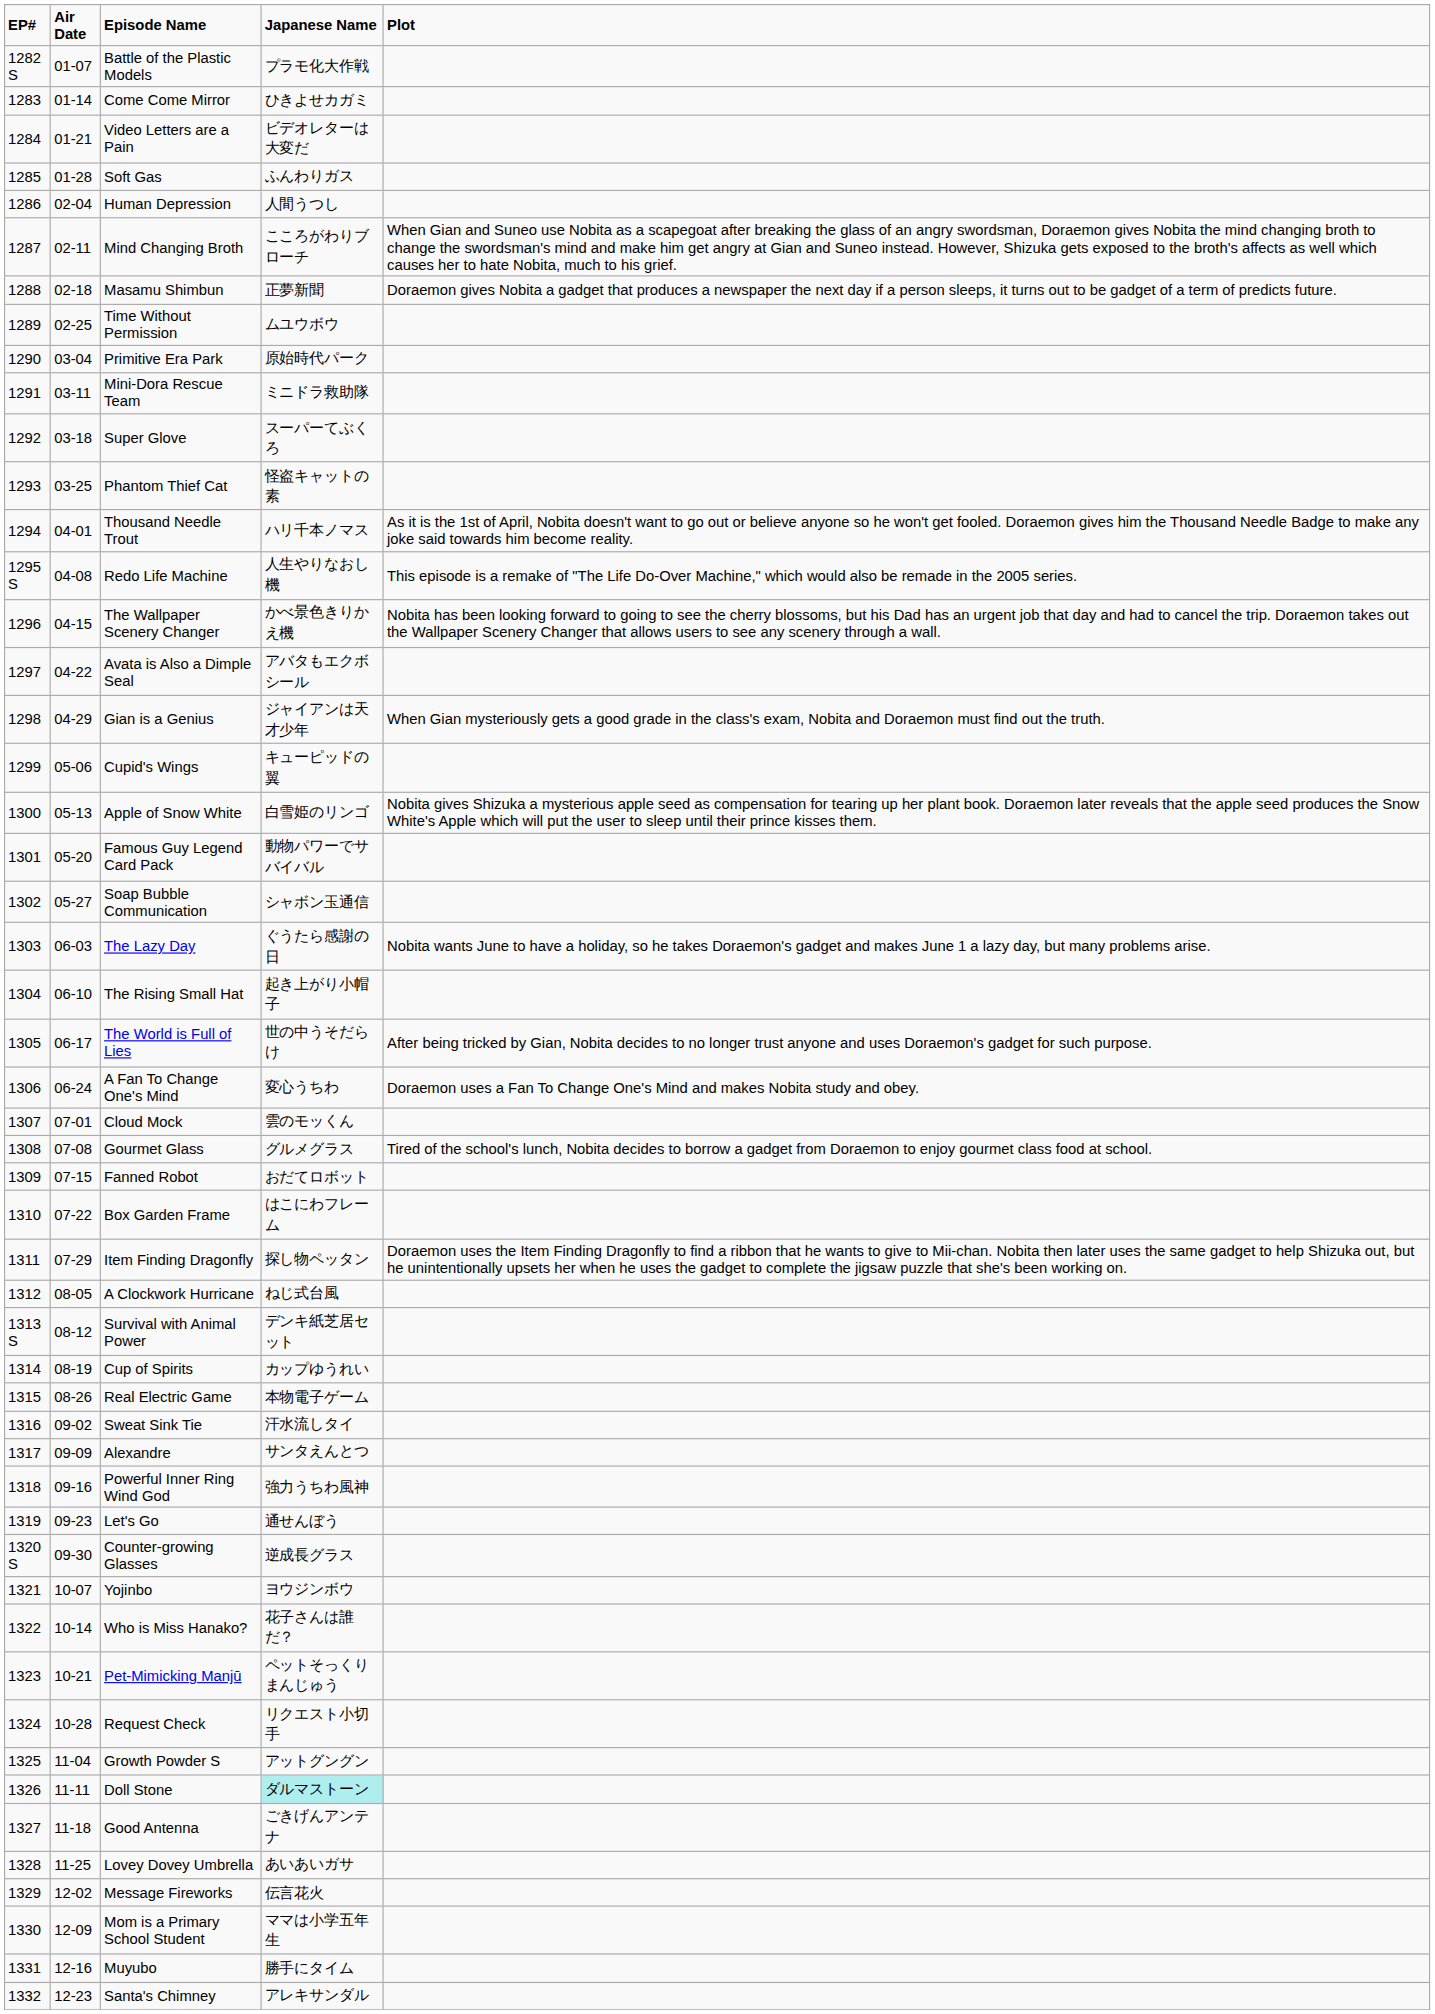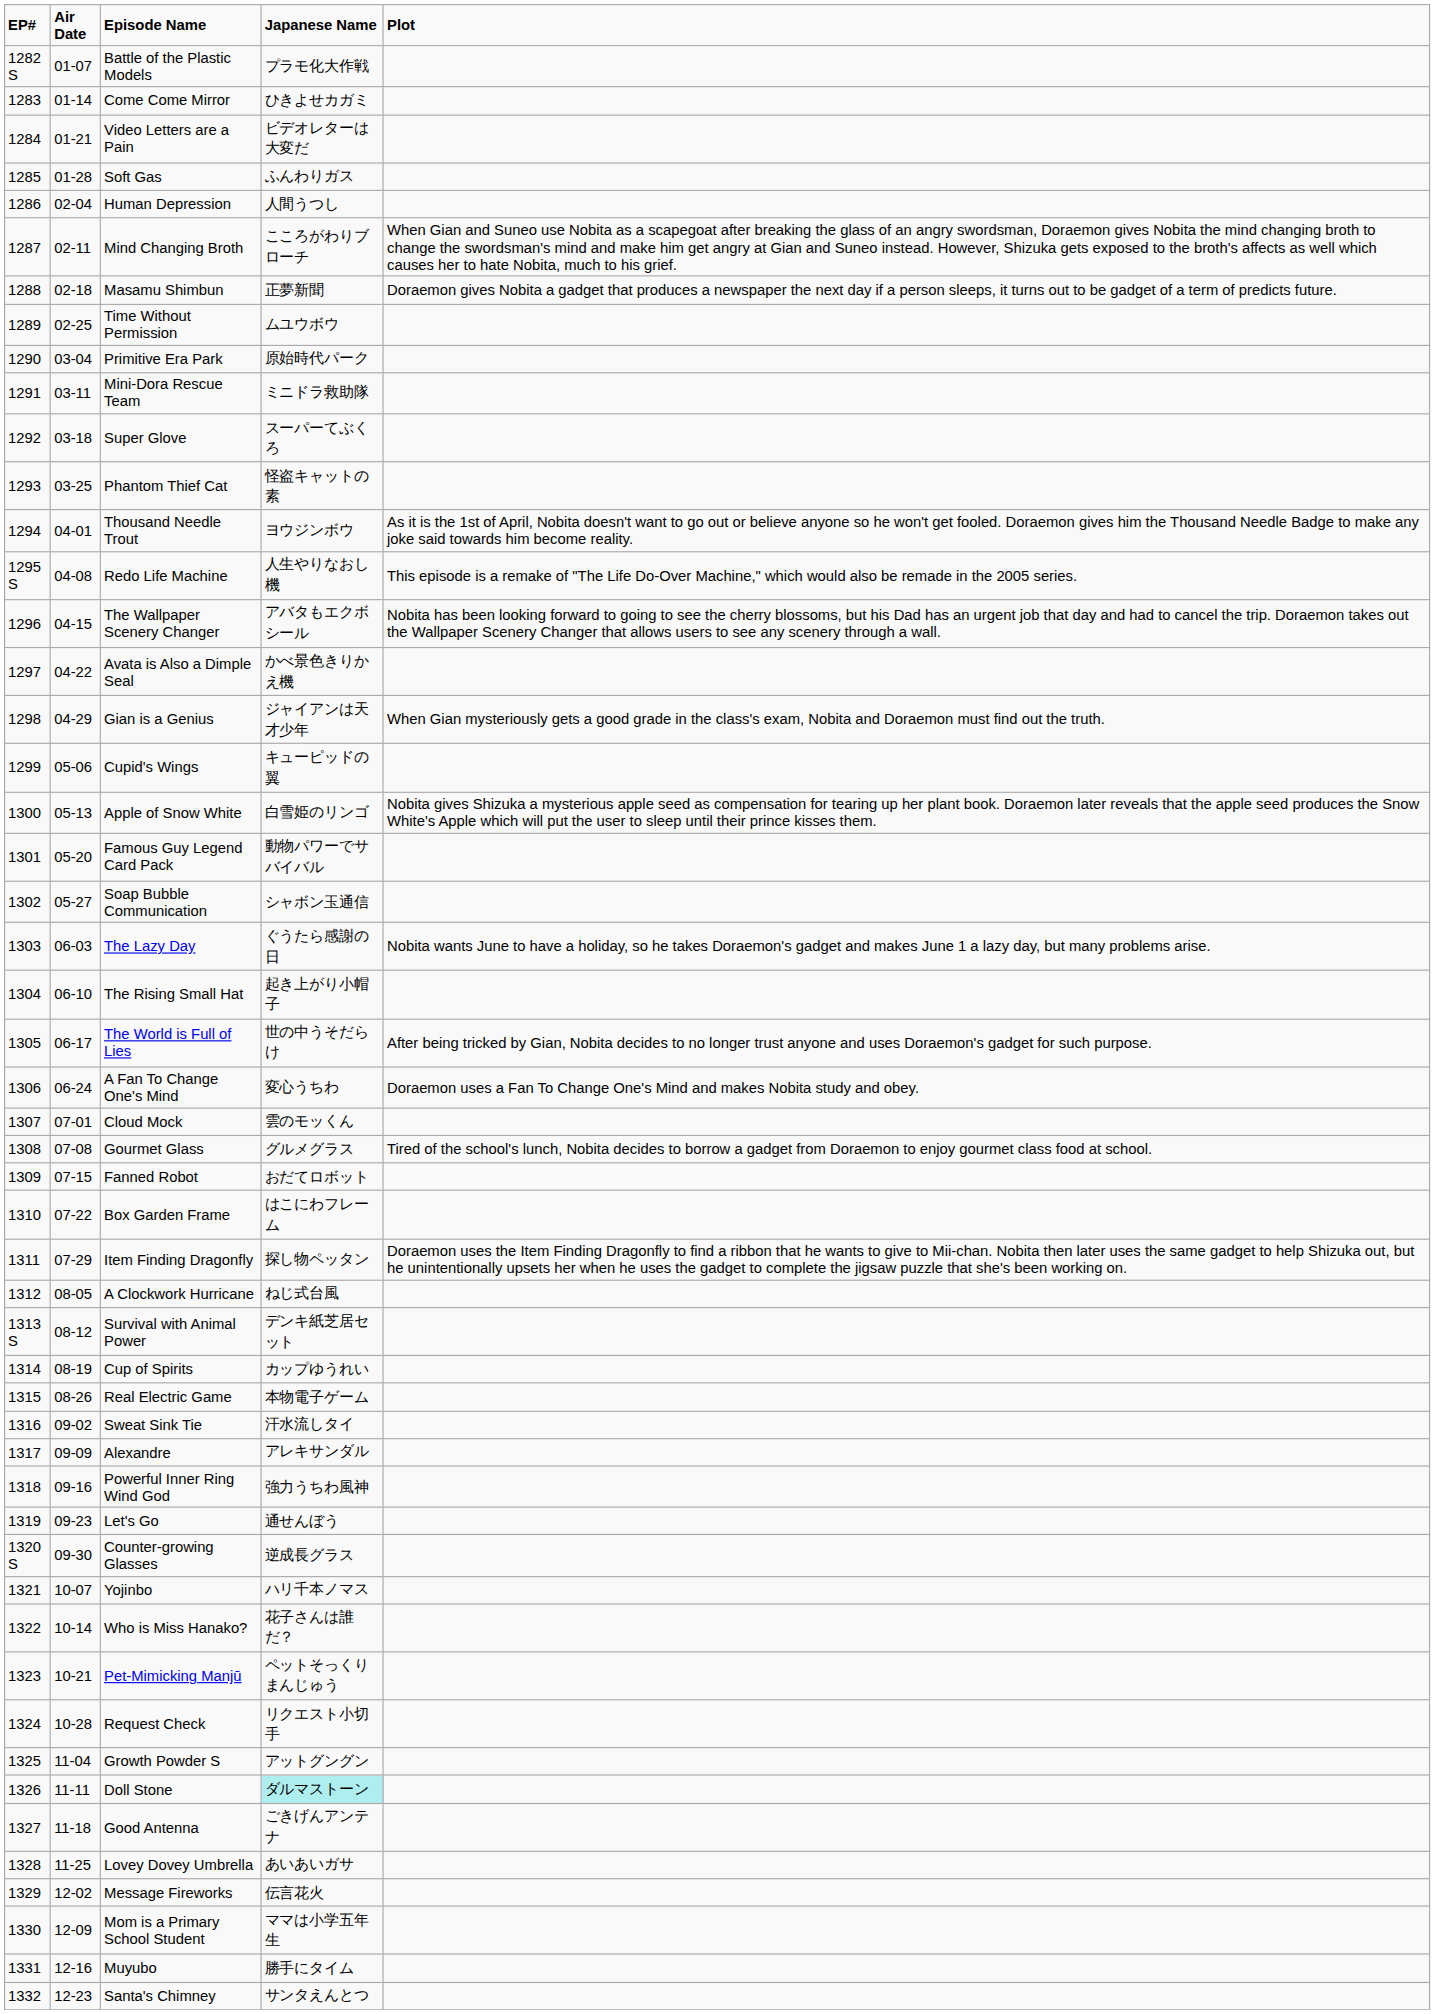(317, 530) ハリ千本ノマス -> (309, 530) ヨウジンボウ
(317, 623) かべ景色きりかえ機 -> (317, 623) アバタもエクボシール
(317, 671) アバタもエクボシール -> (317, 671) かべ景色きりかえ機
(317, 1452) サンタえんとつ -> (317, 1452) アレキサンダル
(309, 1589) ヨウジンボウ -> (317, 1589) ハリ千本ノマス
(317, 1995) アレキサンダル -> (317, 1995) サンタえんとつ
